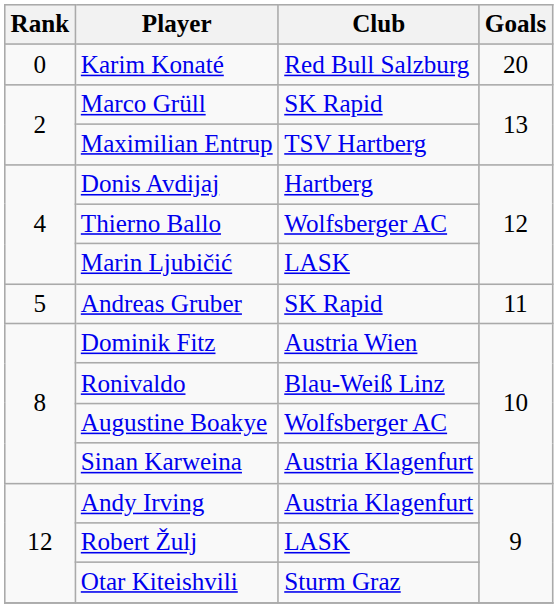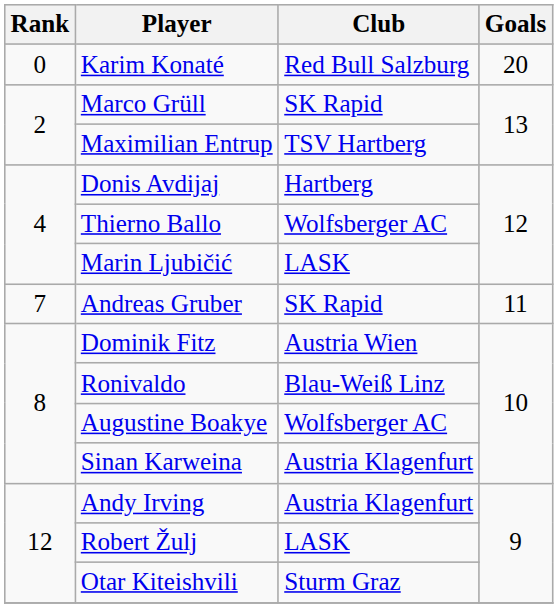(40, 303) 5 -> (40, 303) 7
